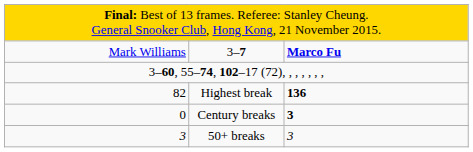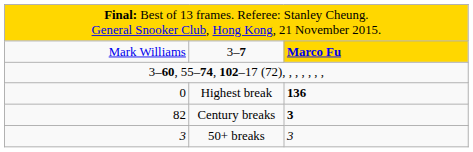(314, 51) no background -> (314, 51) gold background
(179, 94) 82 -> (183, 94) 0
(183, 115) 0 -> (179, 115) 82
